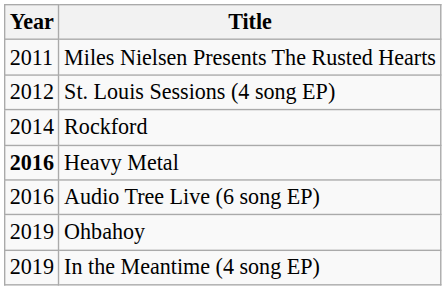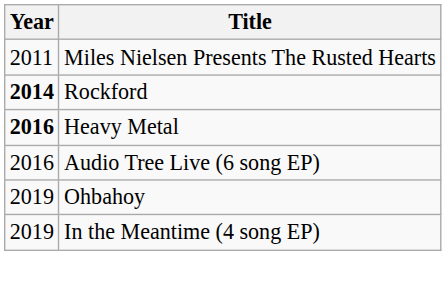- row: (200, 92)
(32, 127) normal -> (32, 92) bold
